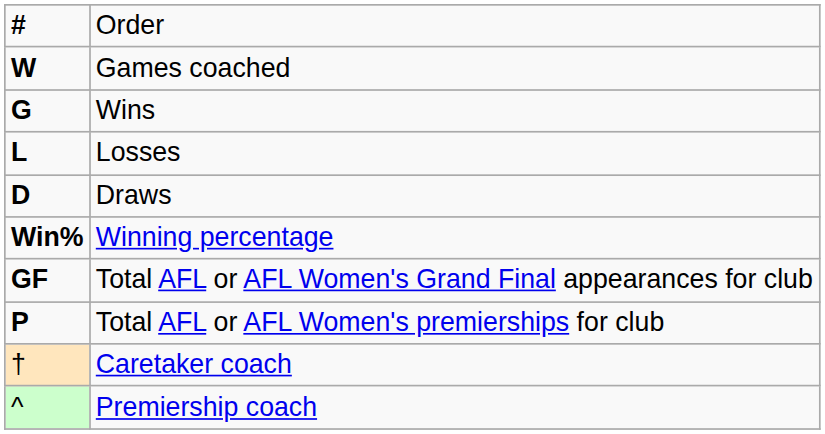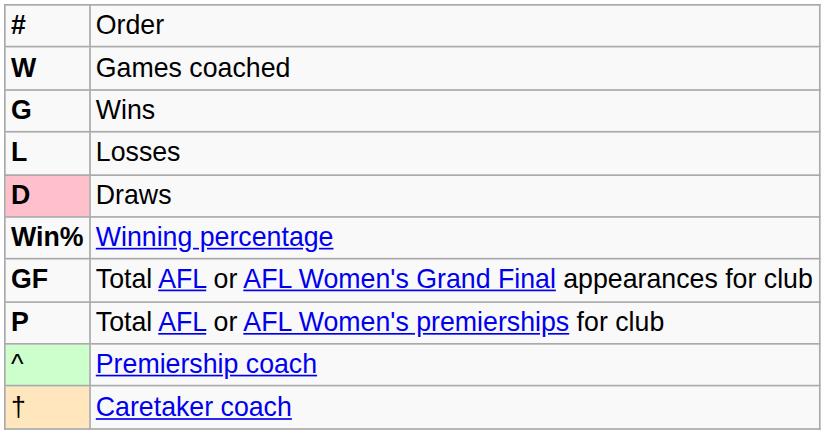(21, 195) no background -> (21, 195) pink background
rows swapped: (194, 364) <-> (206, 407)
